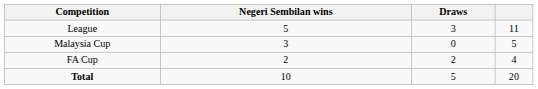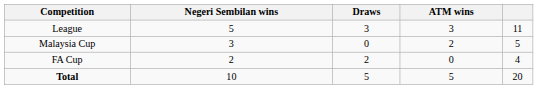+ column: (451, 12)
